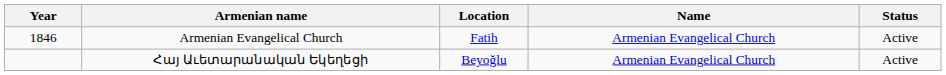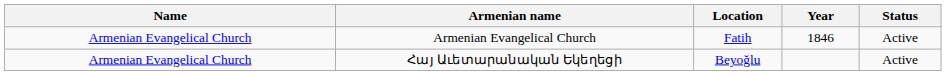columns swapped: (694, 15) <-> (43, 15)
